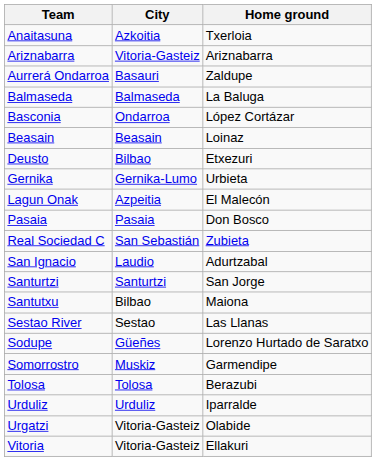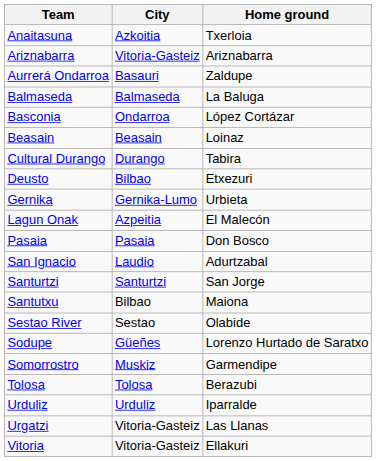+ row: (56, 158)
- row: (56, 240)
(237, 323) Las Llanas -> (228, 323) Olabide
(228, 425) Olabide -> (237, 425) Las Llanas
